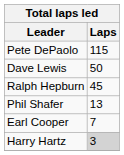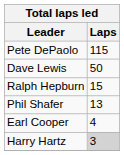(96, 86) 45 -> (96, 86) 15
(93, 123) 7 -> (93, 123) 4
